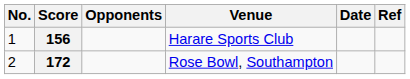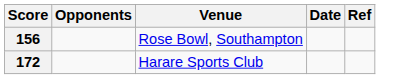- column: (20, 16)
(231, 39) Harare Sports Club -> (221, 39) Rose Bowl, Southampton
(251, 62) Rose Bowl, Southampton -> (201, 62) Harare Sports Club
